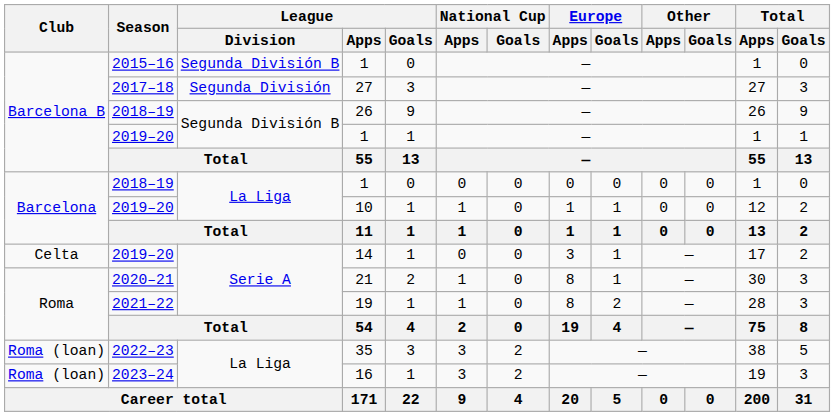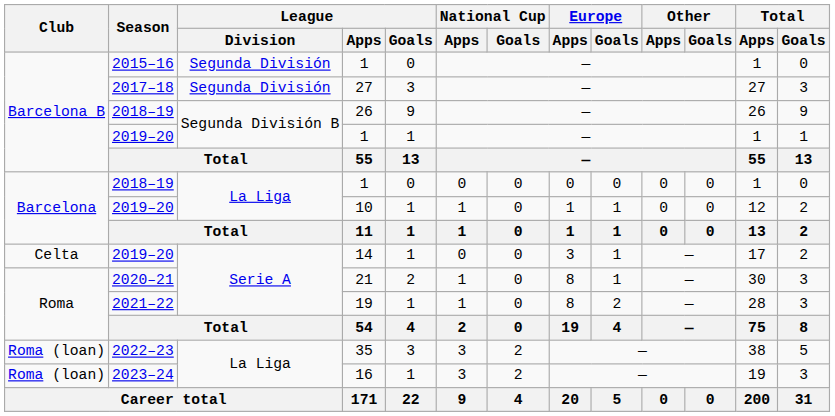(260, 64) Segunda División B -> (260, 64) Segunda División
